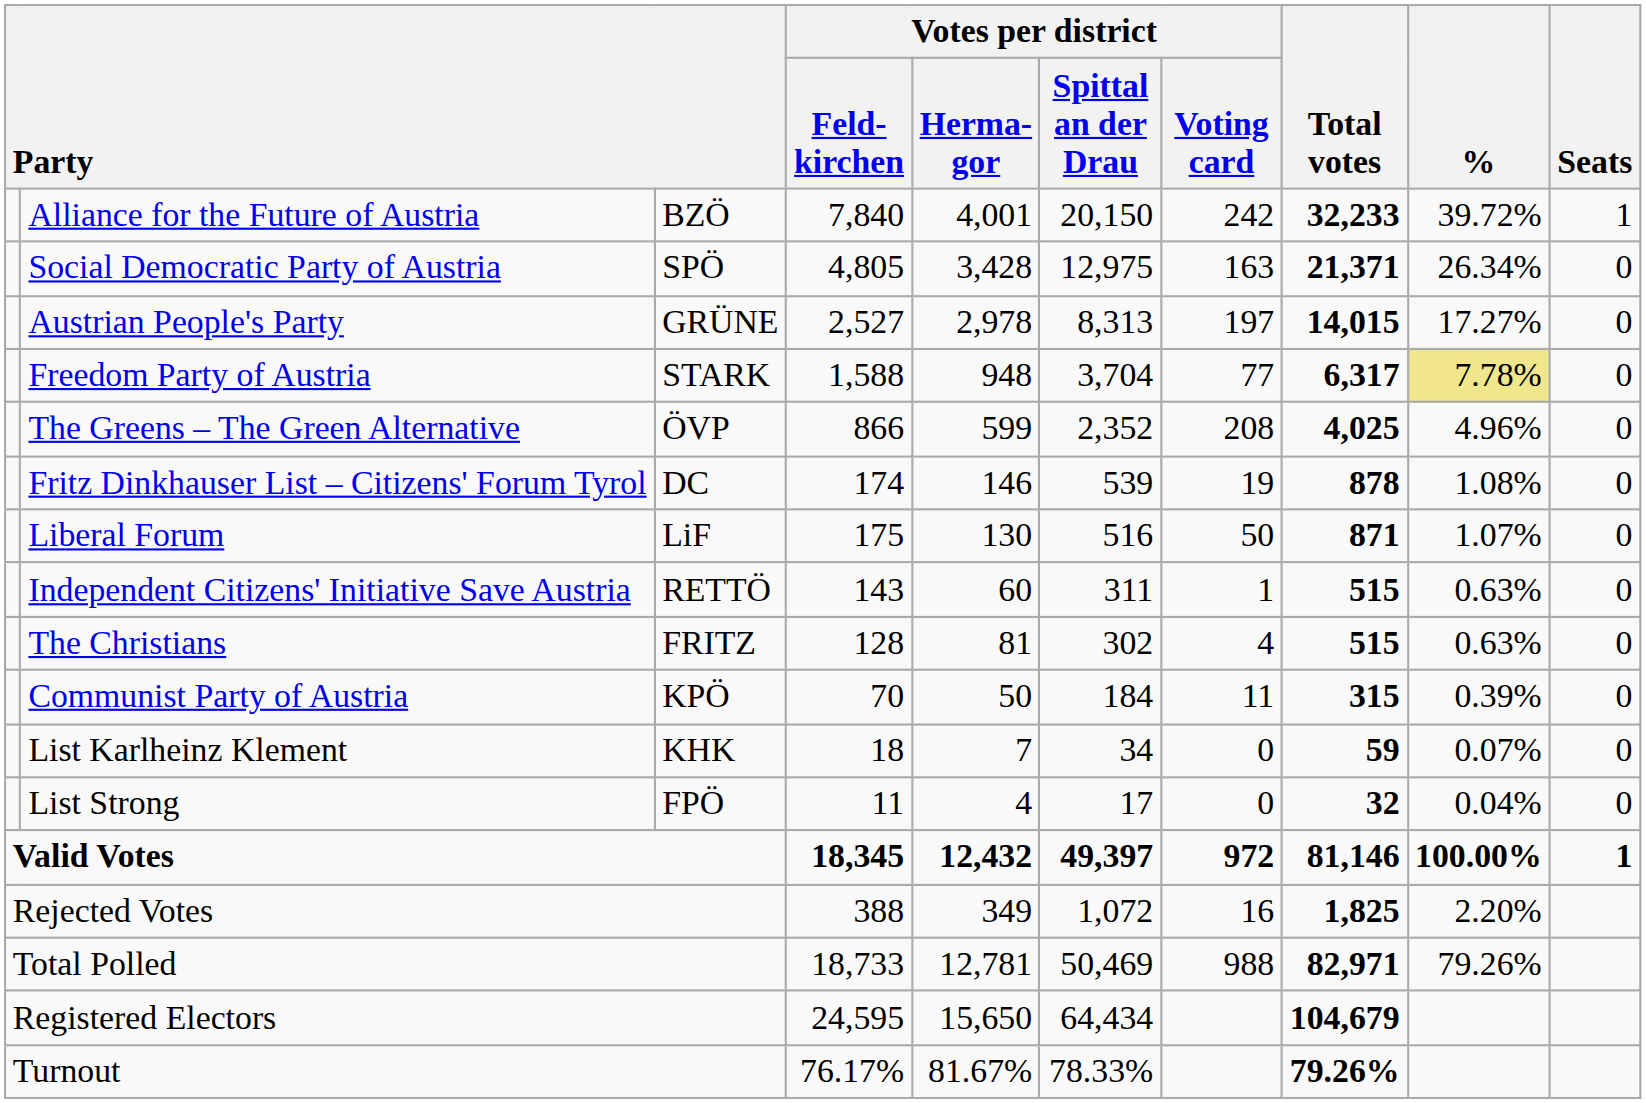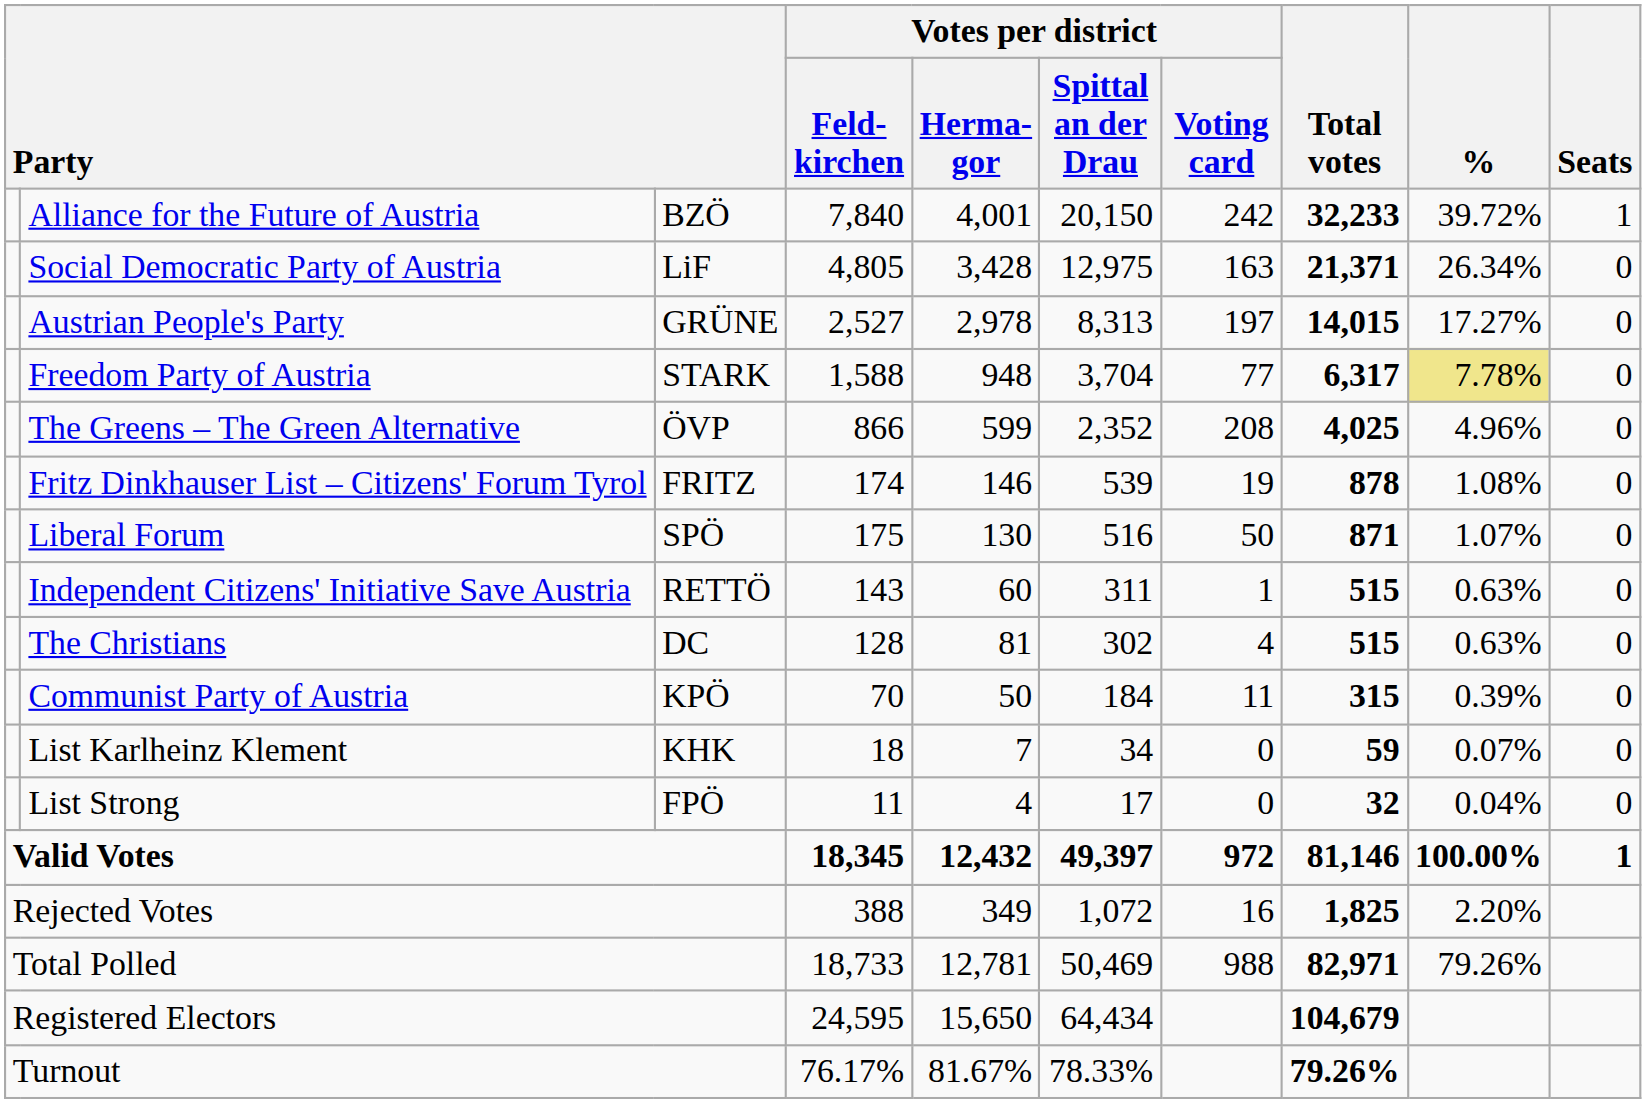(693, 267) SPÖ -> (687, 267) LiF
(686, 482) DC -> (709, 482) FRITZ
(687, 535) LiF -> (693, 535) SPÖ
(709, 642) FRITZ -> (686, 642) DC
